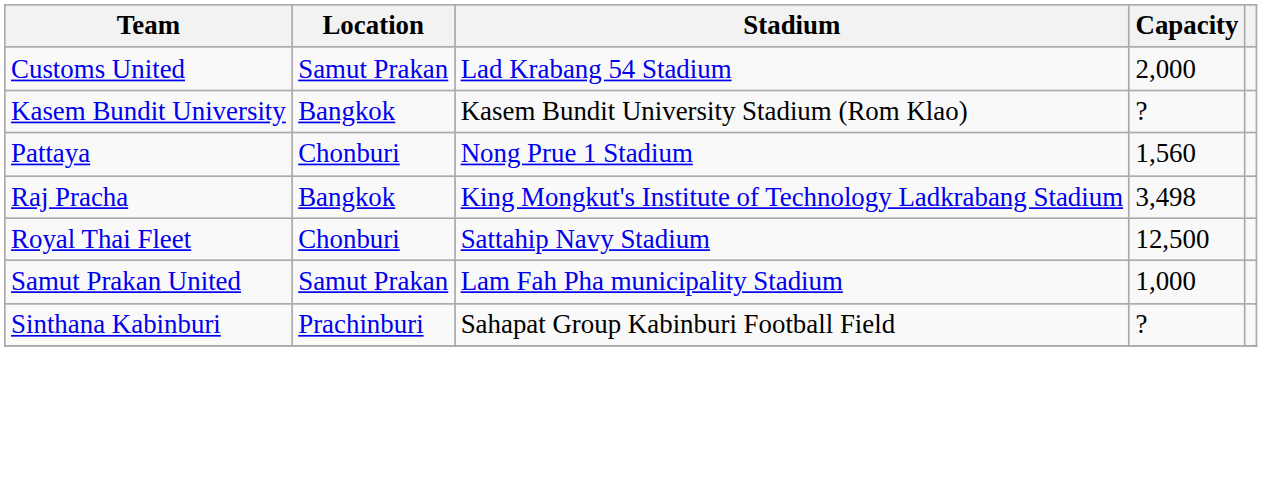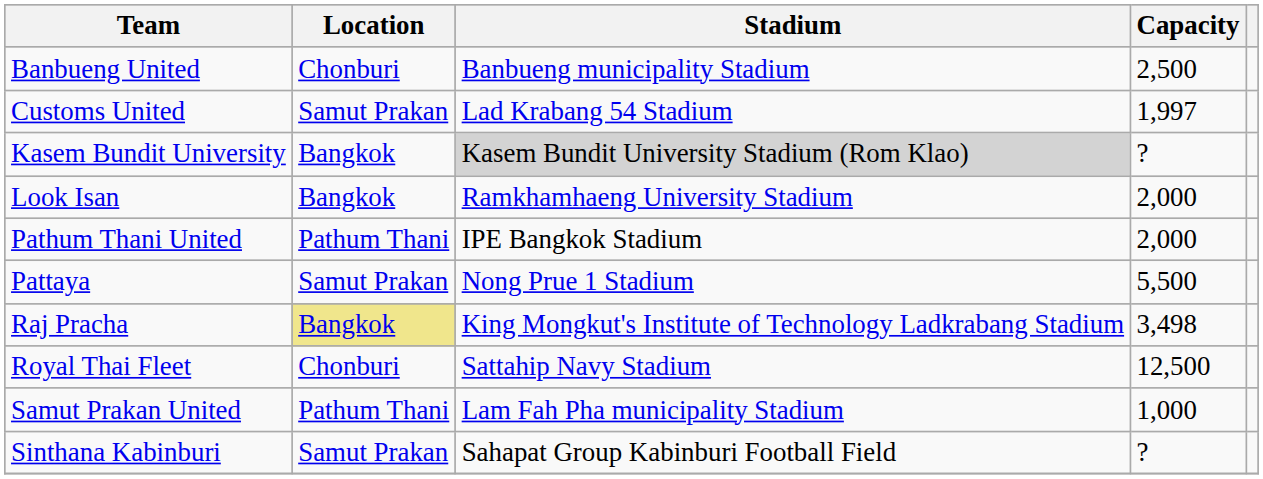+ row: (105, 68)
(1166, 68) 2,000 -> (1167, 111) 1,997
(714, 111) no background -> (715, 153) lightgrey background
+ row: (65, 196)
+ row: (127, 238)
(349, 153) Chonburi -> (373, 281) Samut Prakan
(1166, 153) 1,560 -> (1167, 281) 5,500
(347, 196) no background -> (347, 324) khaki background
(373, 281) Samut Prakan -> (374, 409) Pathum Thani
(361, 324) Prachinburi -> (373, 452) Samut Prakan
